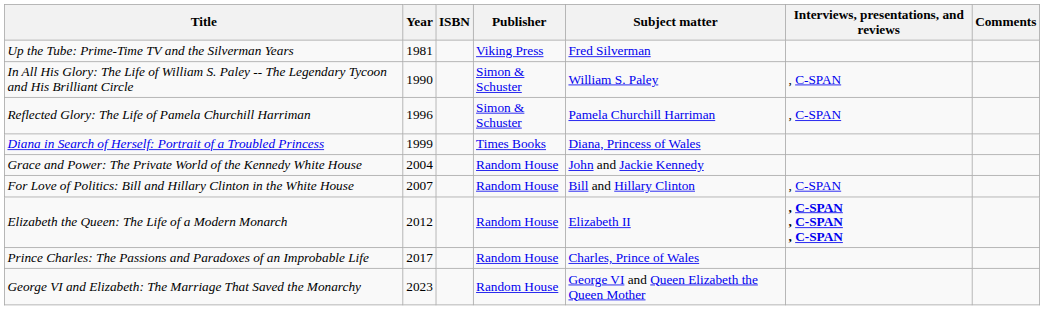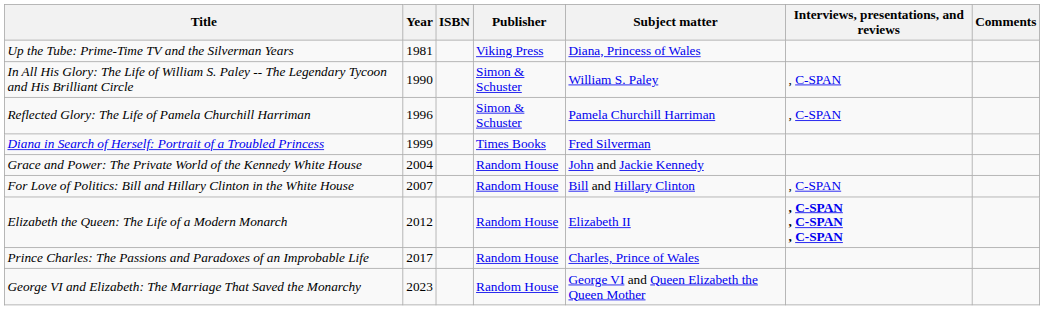(610, 51) Fred Silverman -> (635, 51) Diana, Princess of Wales
(635, 144) Diana, Princess of Wales -> (610, 144) Fred Silverman
